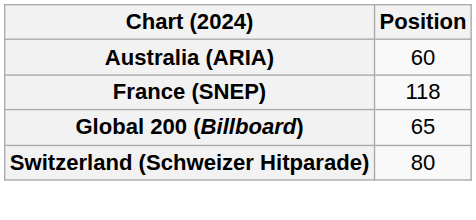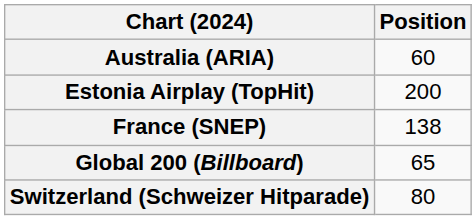+ row: (190, 92)
(423, 92) 118 -> (423, 127) 138
